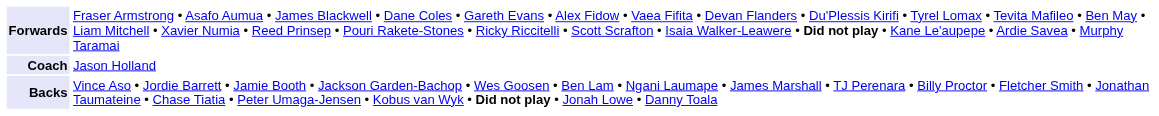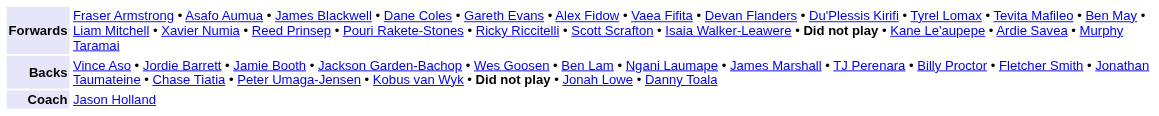rows swapped: (48, 92) <-> (47, 65)
